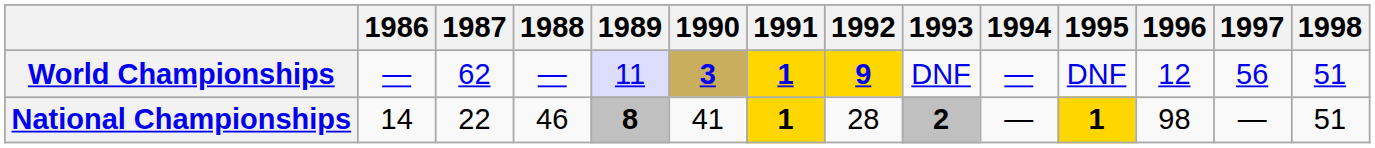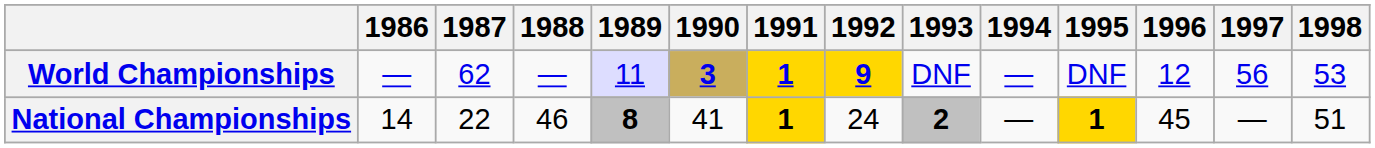(1330, 73) 51 -> (1330, 73) 53
(863, 119) 28 -> (863, 119) 24
(1174, 119) 98 -> (1174, 119) 45
